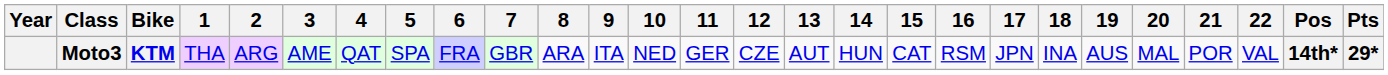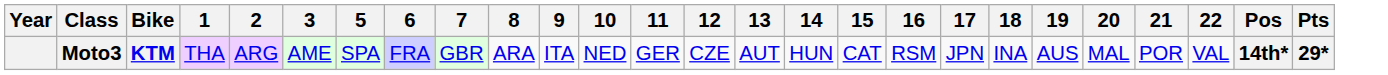- column: (361, 20)
